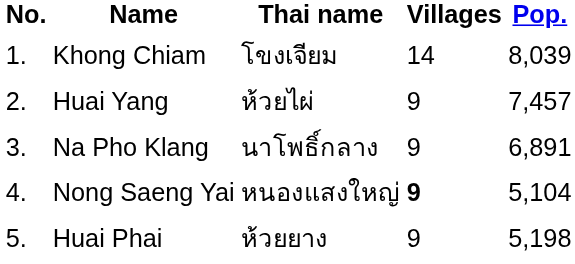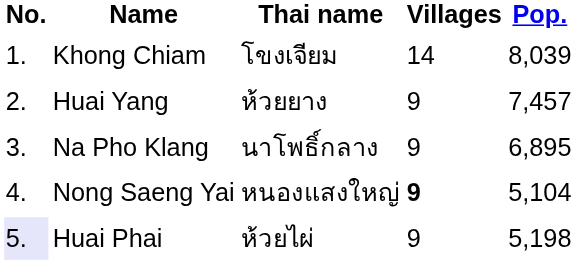(277, 101) ห้วยไผ่ -> (284, 101) ห้วยยาง
(540, 146) 6,891 -> (540, 146) 6,895
(16, 238) no background -> (16, 238) lavender background
(284, 239) ห้วยยาง -> (277, 239) ห้วยไผ่
